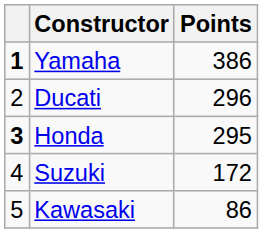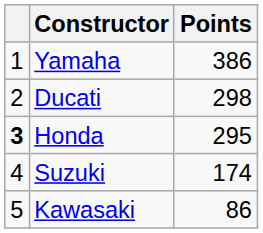(17, 61) bold -> (17, 61) normal
(232, 98) 296 -> (232, 98) 298
(232, 173) 172 -> (232, 173) 174
